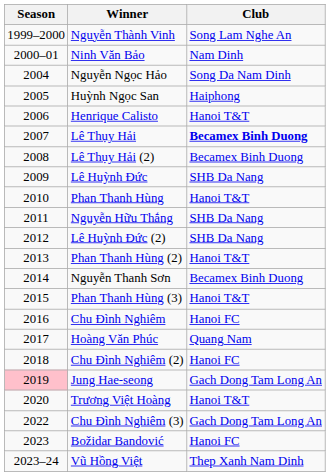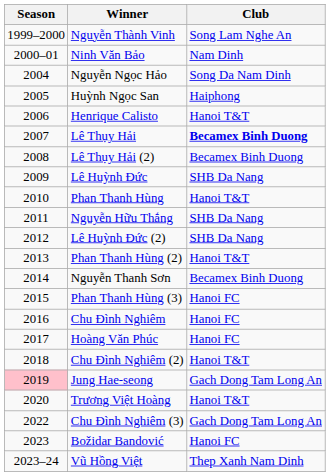(219, 298) Hanoi T&T -> (215, 298) Hanoi FC
(221, 339) Quang Nam -> (215, 339) Hanoi FC
(215, 359) Hanoi FC -> (219, 359) Hanoi T&T
